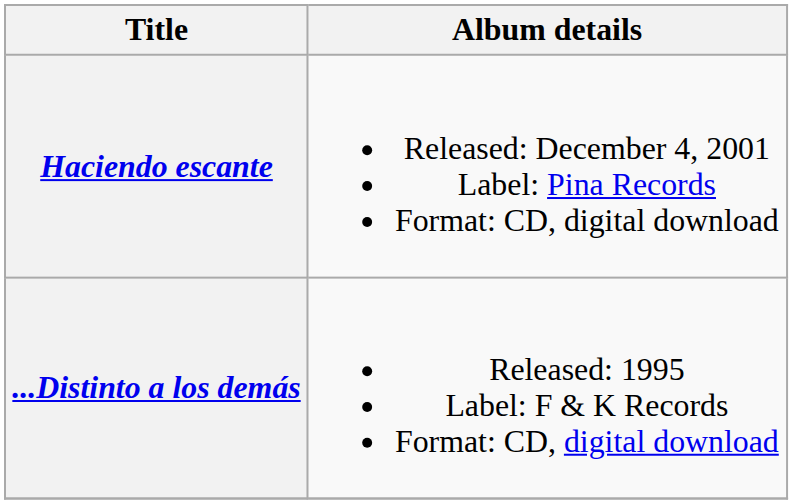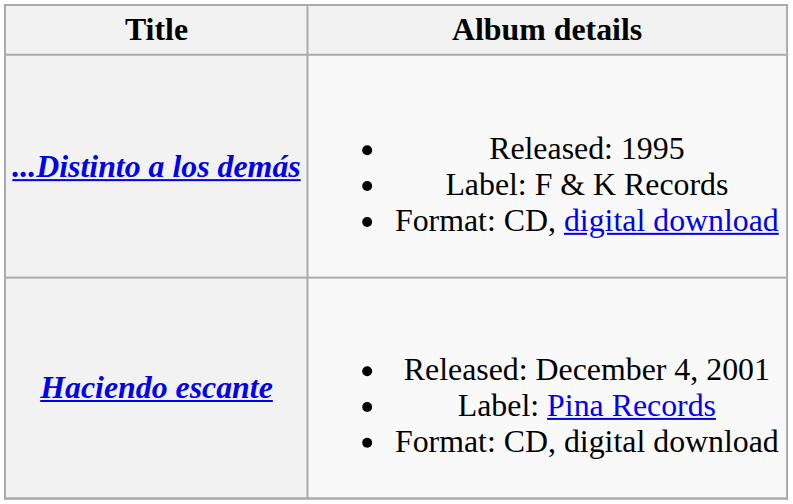rows swapped: (157, 387) <-> (157, 165)
